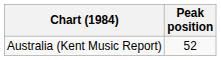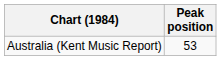(190, 45) 52 -> (190, 45) 53
